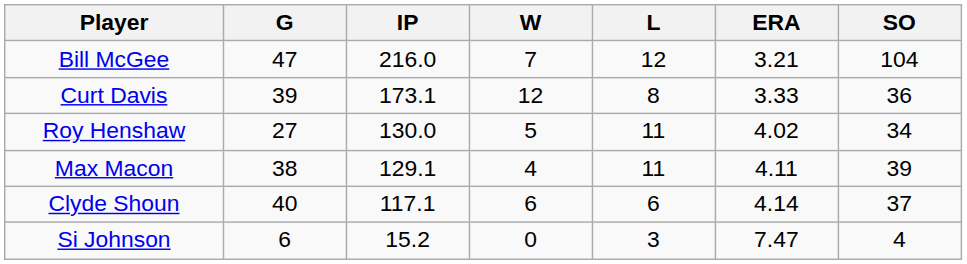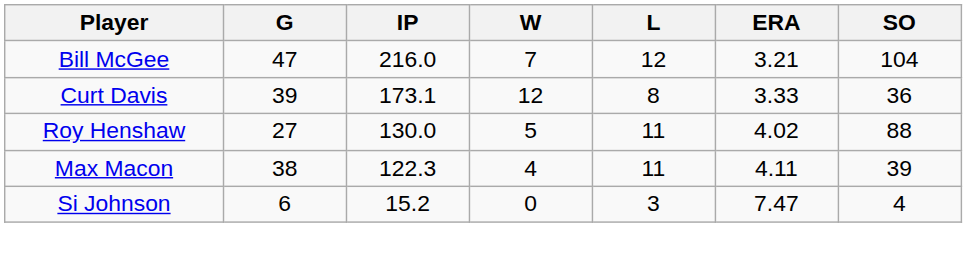(899, 131) 34 -> (899, 131) 88
(408, 167) 129.1 -> (408, 167) 122.3
- row: (114, 204)
